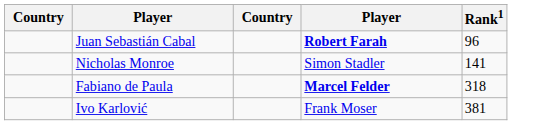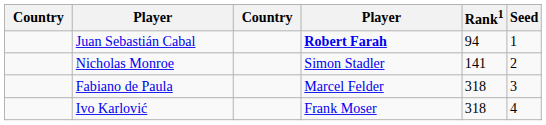+ column: (524, 17)
(472, 41) 96 -> (472, 41) 94
(347, 86) bold -> (344, 86) normal
(475, 108) 381 -> (475, 108) 318
